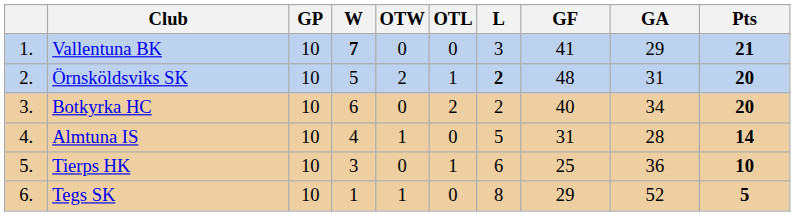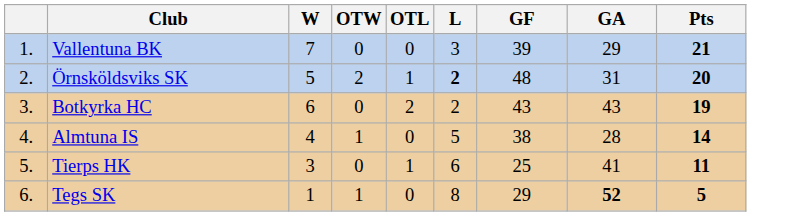- column: (310, 19)
(354, 48) bold -> (310, 48) normal
(565, 48) 41 -> (522, 48) 39
(565, 107) 40 -> (522, 107) 43
(655, 107) 34 -> (612, 107) 43
(745, 107) 20 -> (701, 107) 19
(565, 136) 31 -> (522, 136) 38
(655, 166) 36 -> (612, 166) 41
(745, 166) 10 -> (701, 166) 11
(655, 195) normal -> (612, 195) bold
